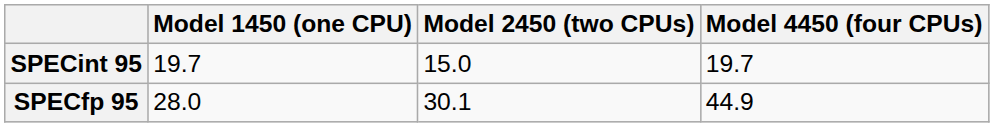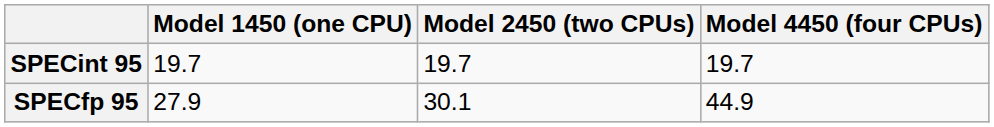(447, 63) 15.0 -> (447, 63) 19.7
(177, 102) 28.0 -> (177, 102) 27.9
